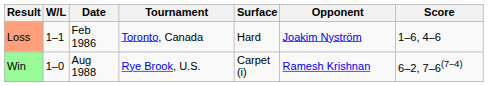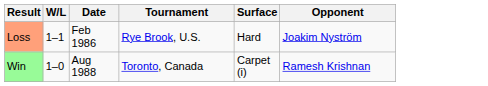- column: (439, 13)
(162, 36) Toronto, Canada -> (161, 36) Rye Brook, U.S.
(161, 66) Rye Brook, U.S. -> (162, 66) Toronto, Canada
